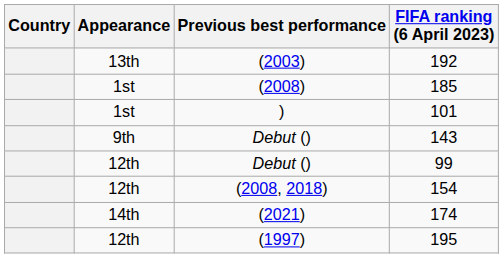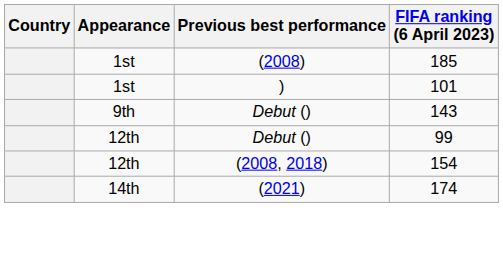- row: (444, 61)
- row: (444, 240)
